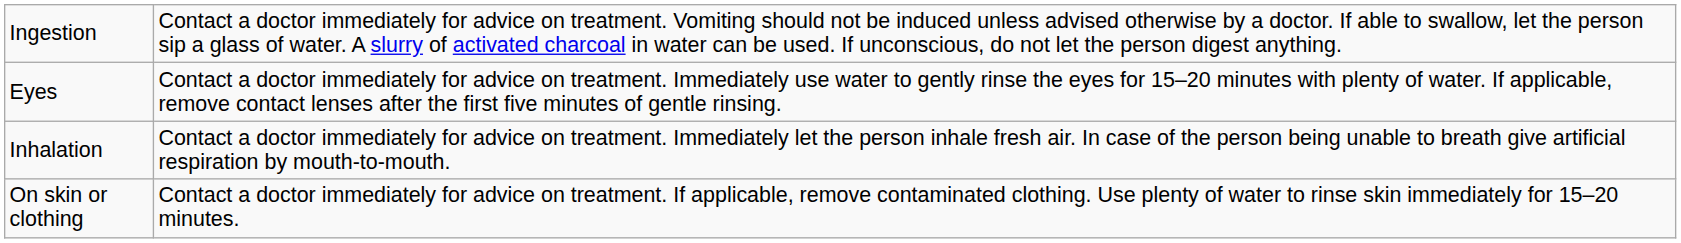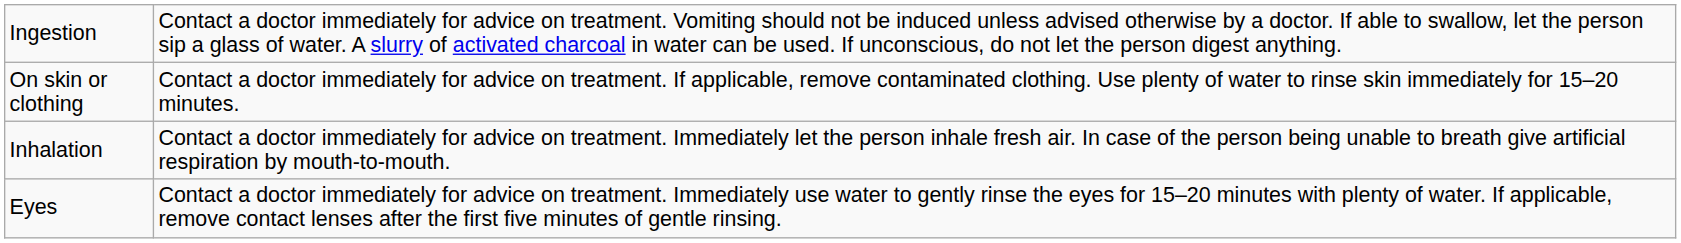rows swapped: (58, 207) <-> (33, 91)
